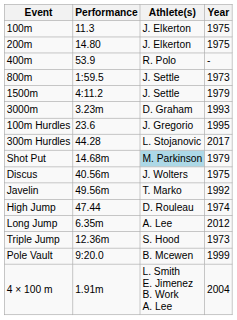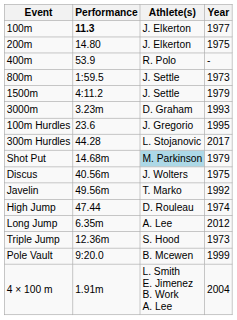(85, 28) normal -> (85, 28) bold
(218, 28) 1975 -> (218, 28) 1977
